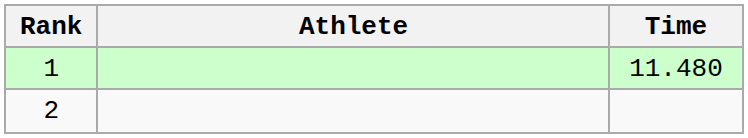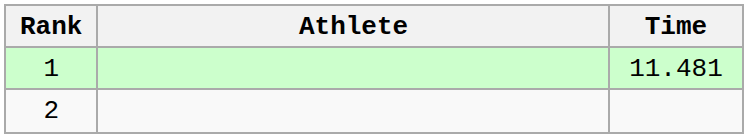(676, 69) 11.480 -> (676, 69) 11.481
